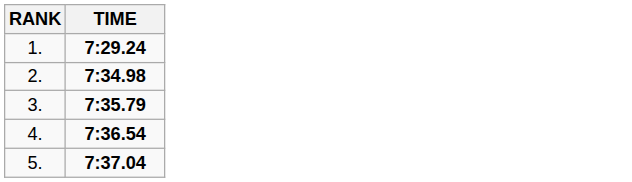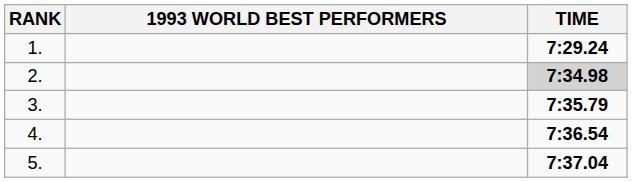+ column: (297, 19)
(115, 77) no background -> (577, 77) lightgrey background
